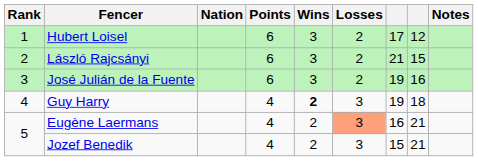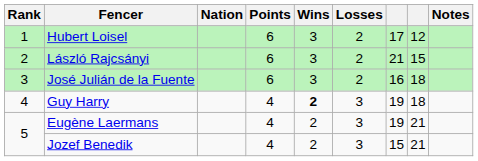(397, 79) 19 -> (397, 79) 16
(418, 79) 16 -> (418, 79) 18
(359, 123) lightsalmon background -> (359, 123) no background
(397, 123) 16 -> (397, 123) 19
